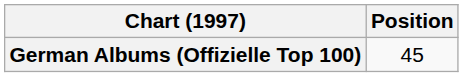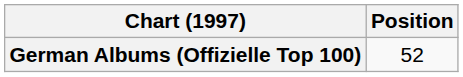(412, 54) 45 -> (412, 54) 52
